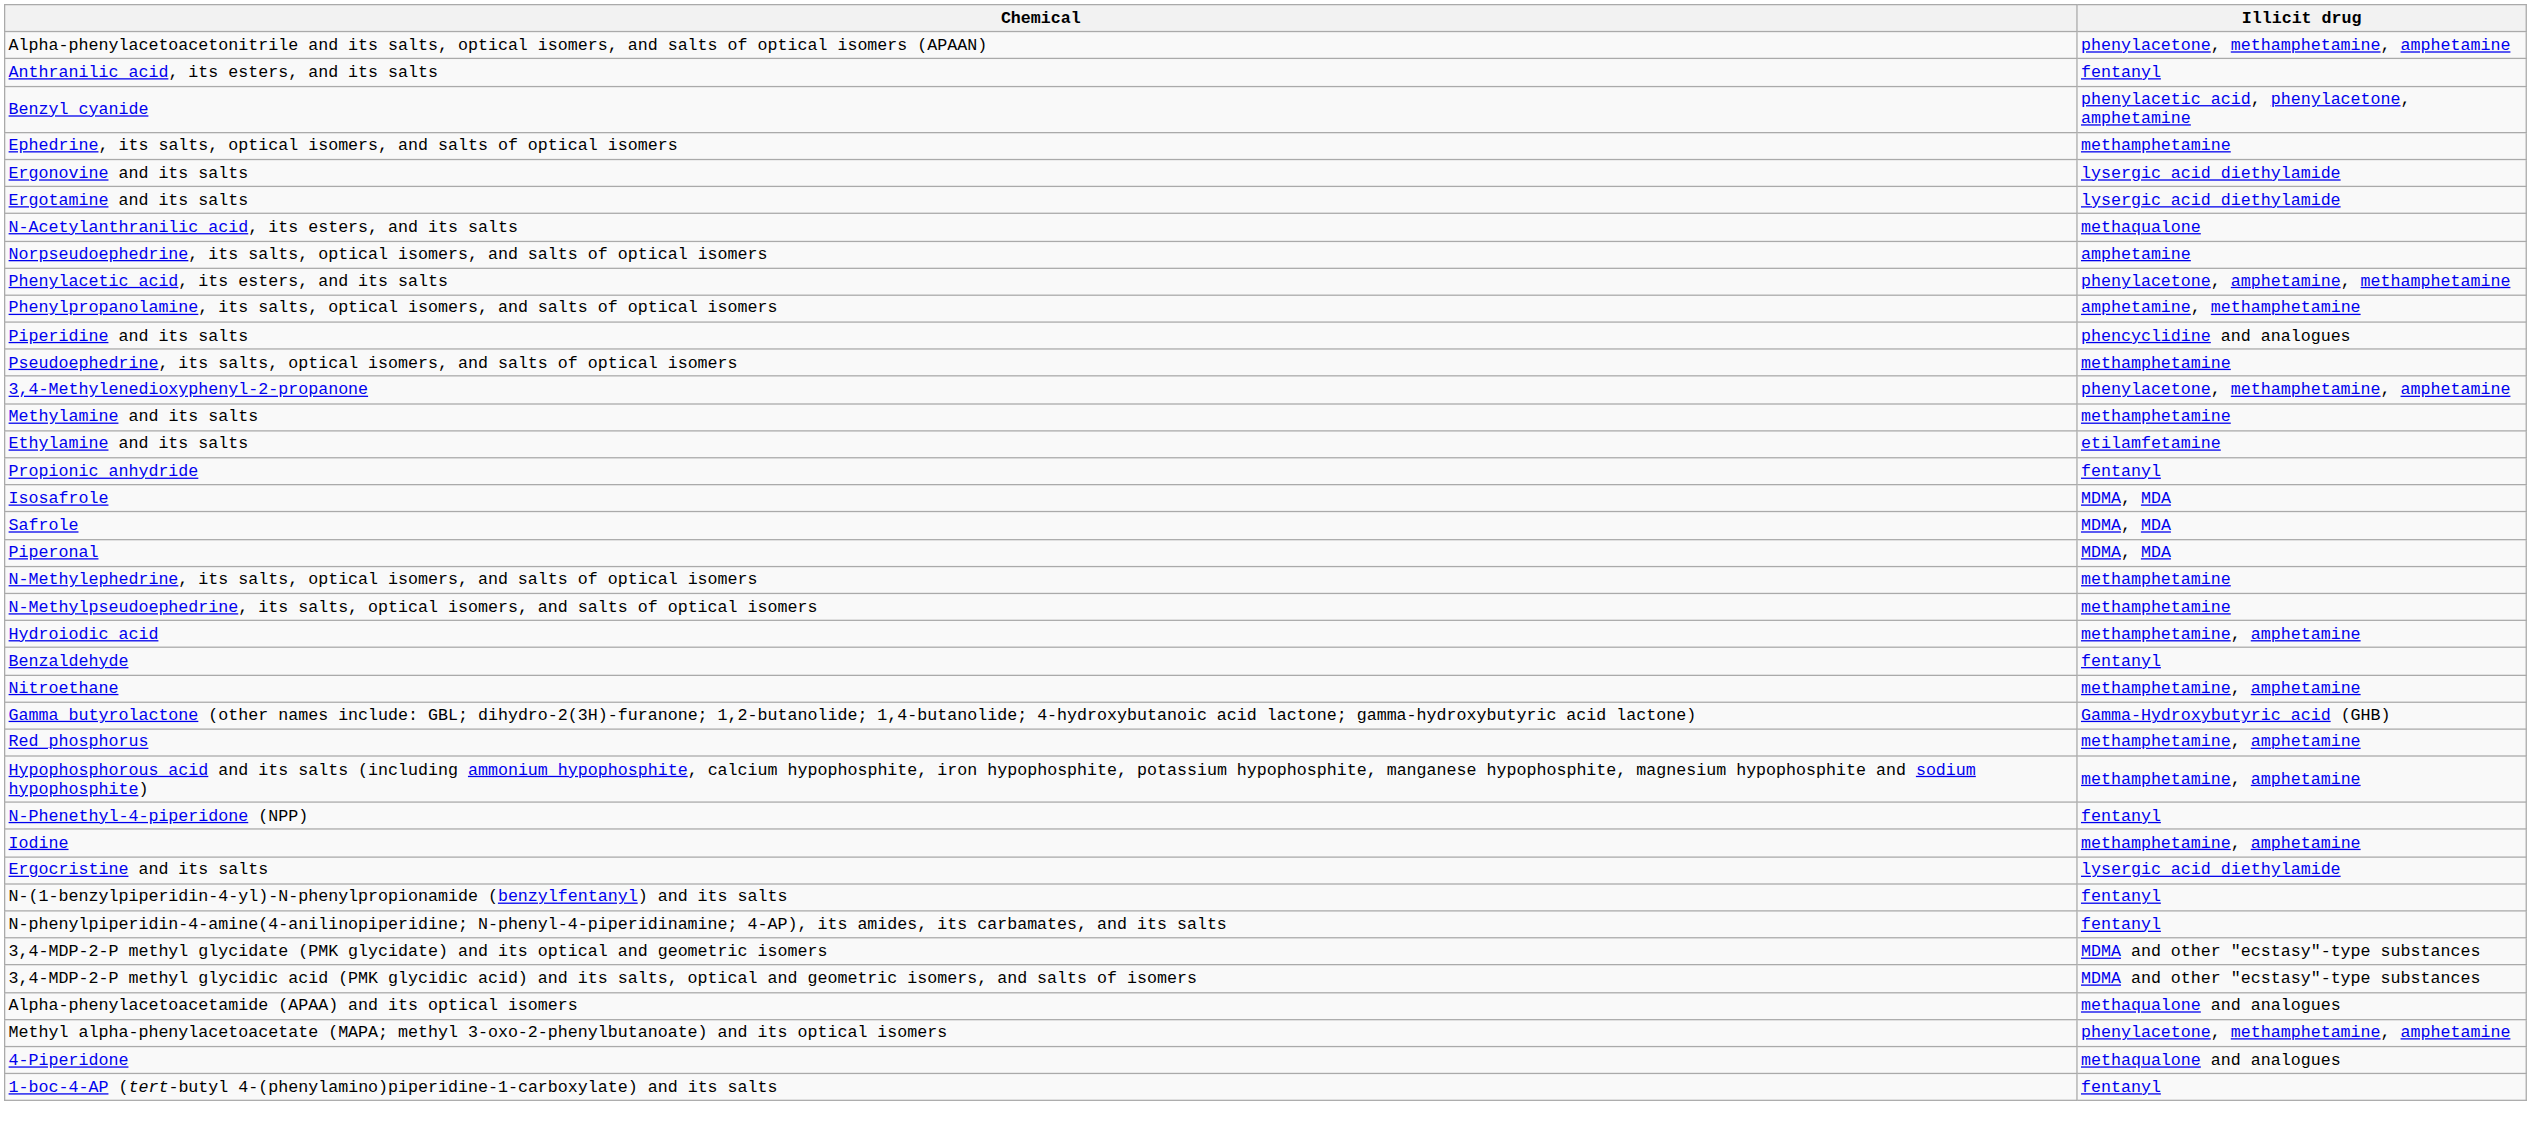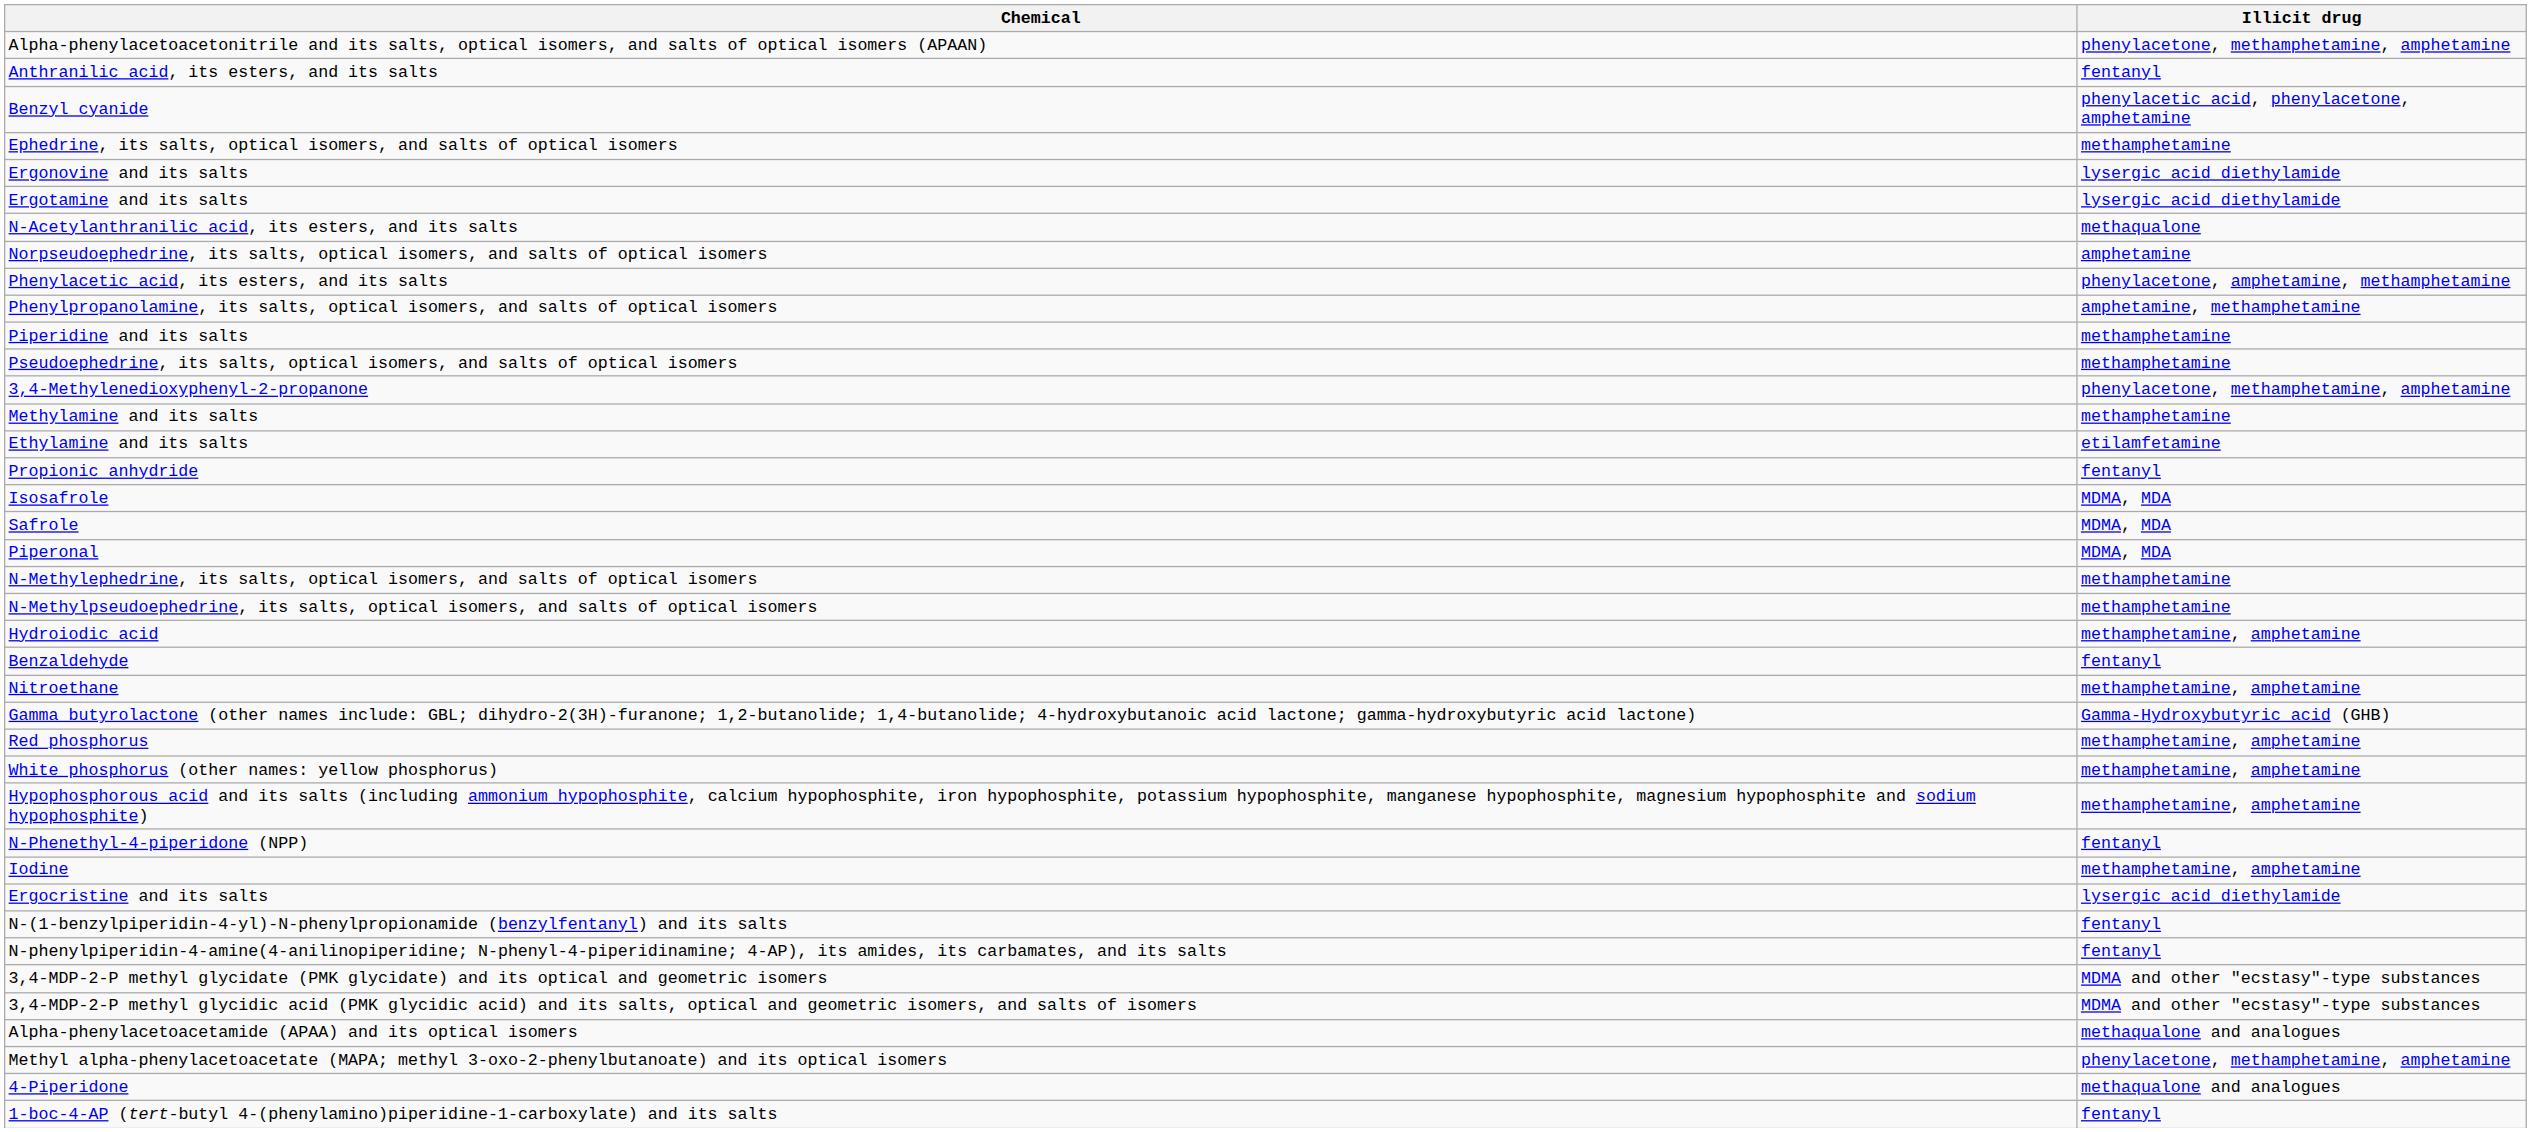(2216, 336) phencyclidine and analogues -> (2156, 336) methamphetamine
+ row: (253, 770)
